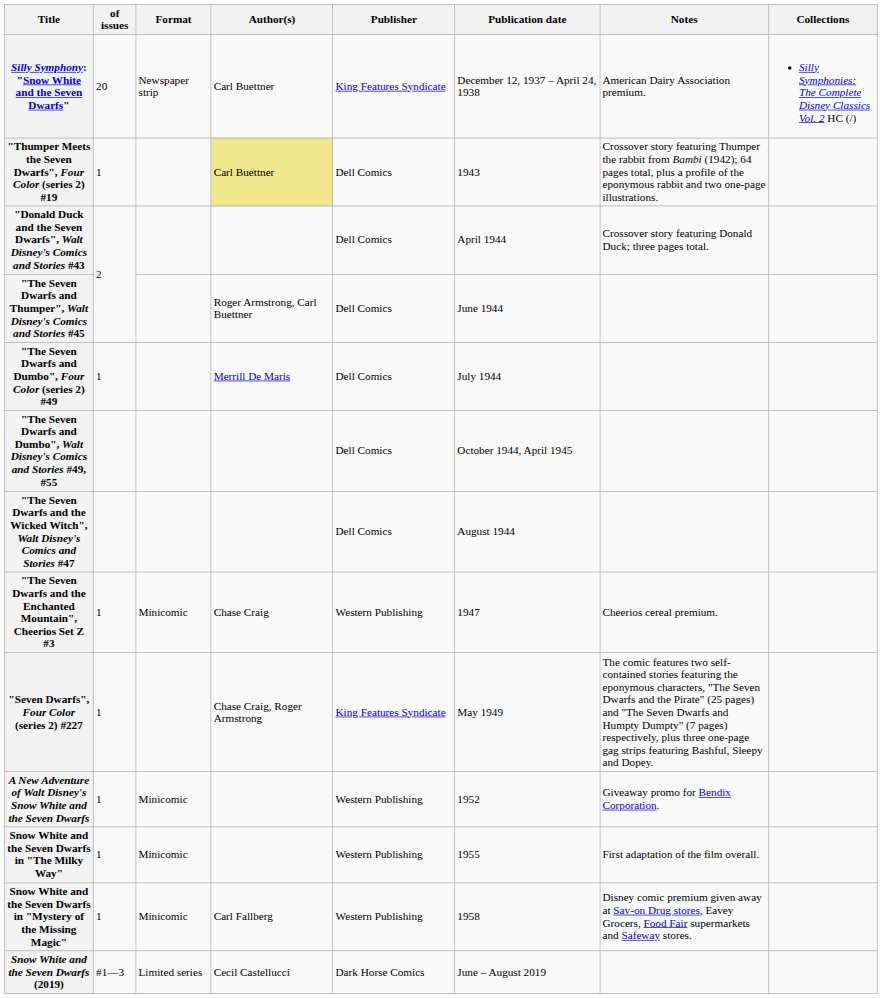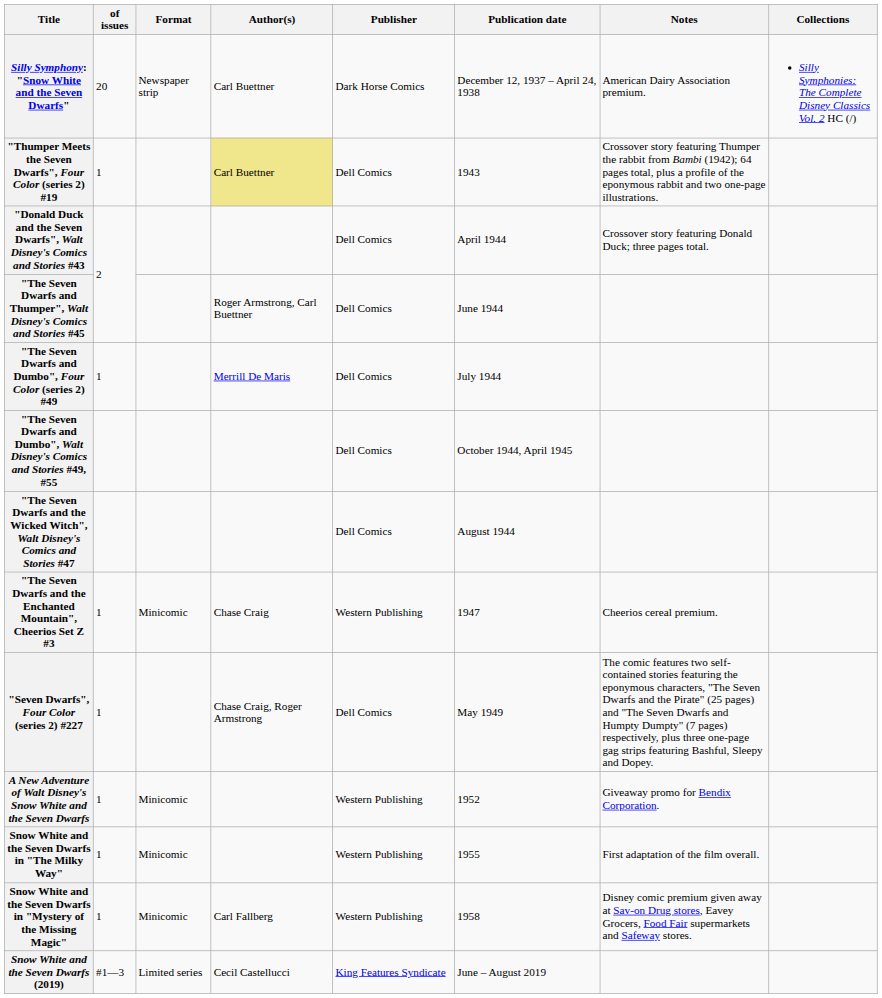(391, 86) King Features Syndicate -> (380, 86) Dark Horse Comics
(391, 712) King Features Syndicate -> (364, 712) Dell Comics
(380, 972) Dark Horse Comics -> (391, 972) King Features Syndicate
